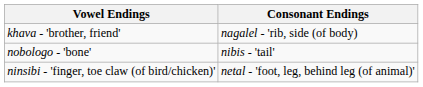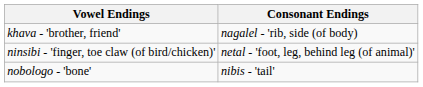rows swapped: (111, 71) <-> (49, 52)
